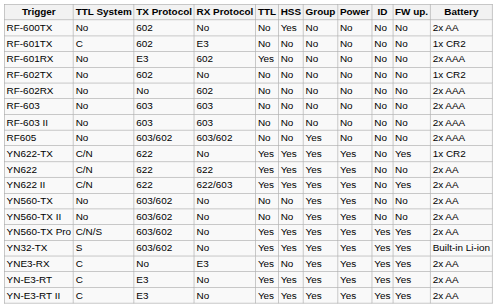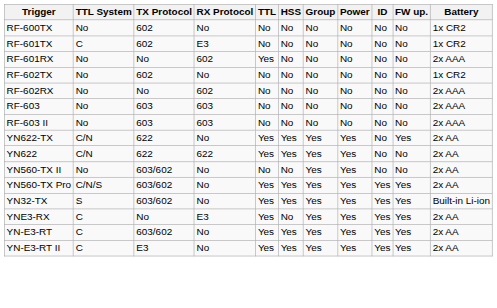(289, 28) Yes -> (287, 28) No
(446, 28) 2x AA -> (449, 28) 1x CR2
(142, 59) E3 -> (143, 59) No
- row: (21, 138)
(449, 153) 1x CR2 -> (446, 138) 2x AA
- row: (26, 185)
- row: (30, 201)
(142, 279) E3 -> (154, 232) 603/602
